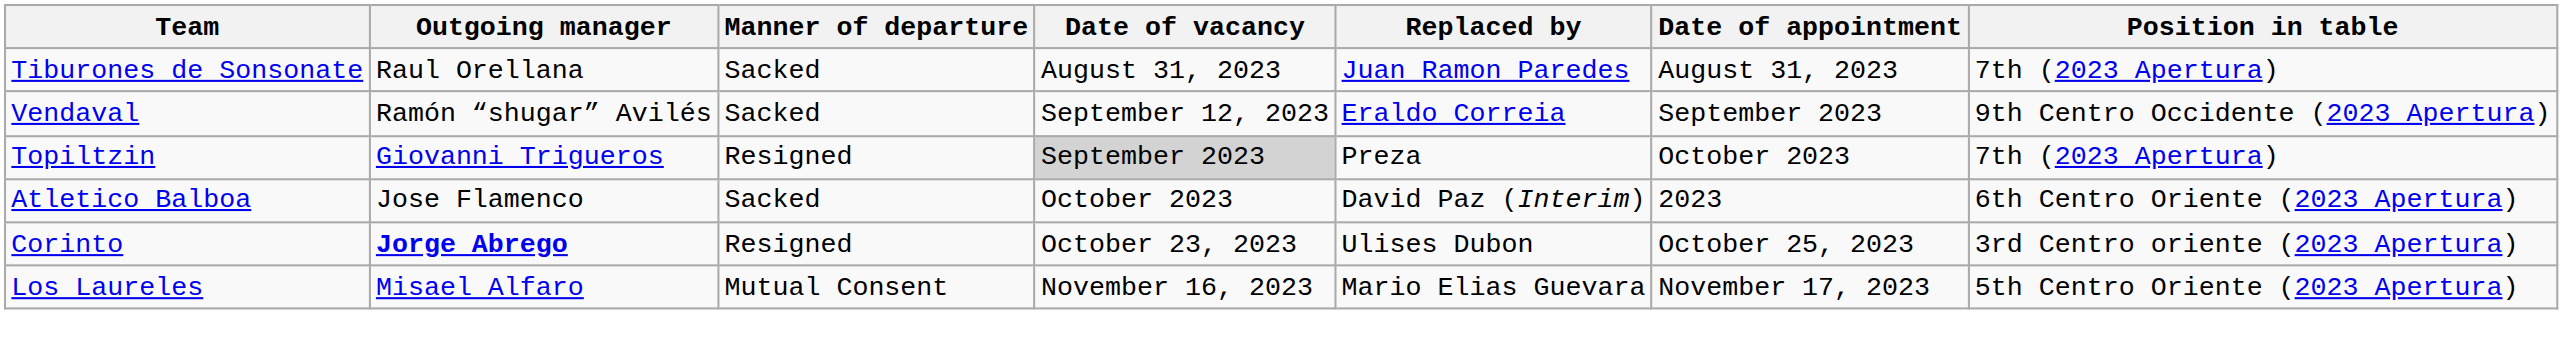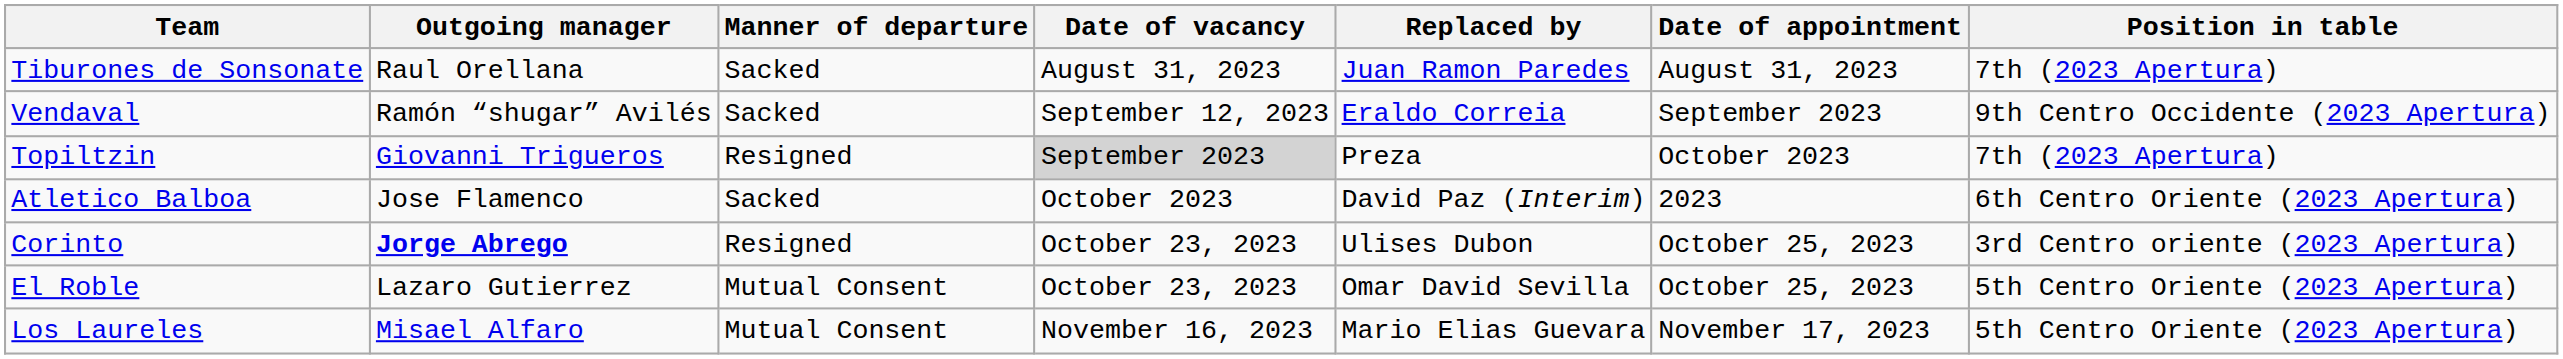+ row: (75, 287)
